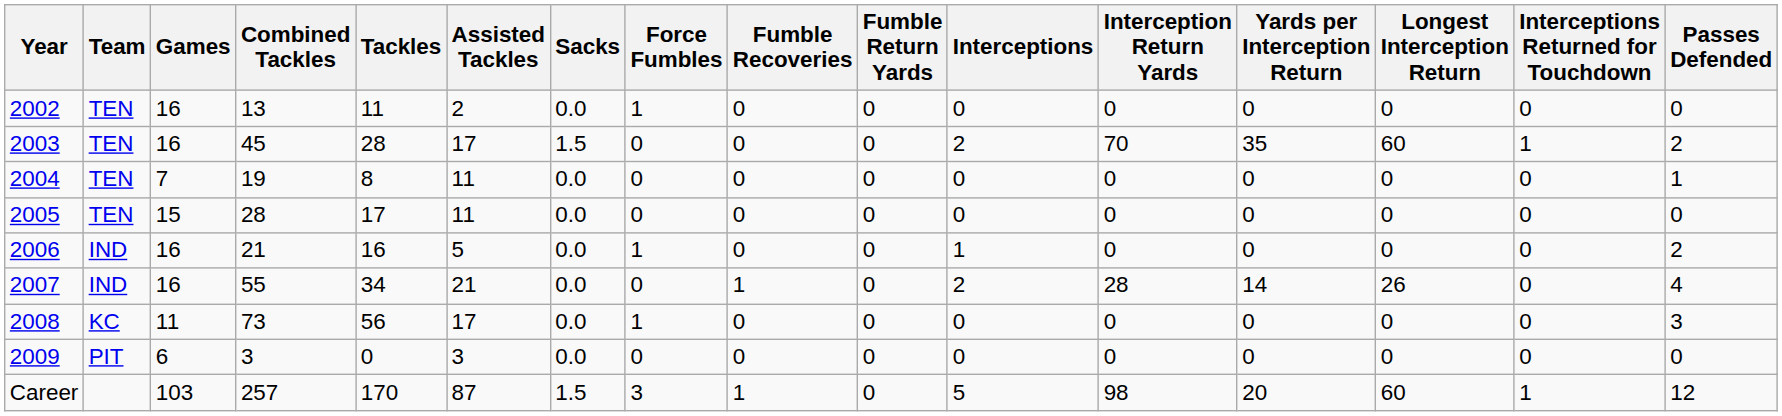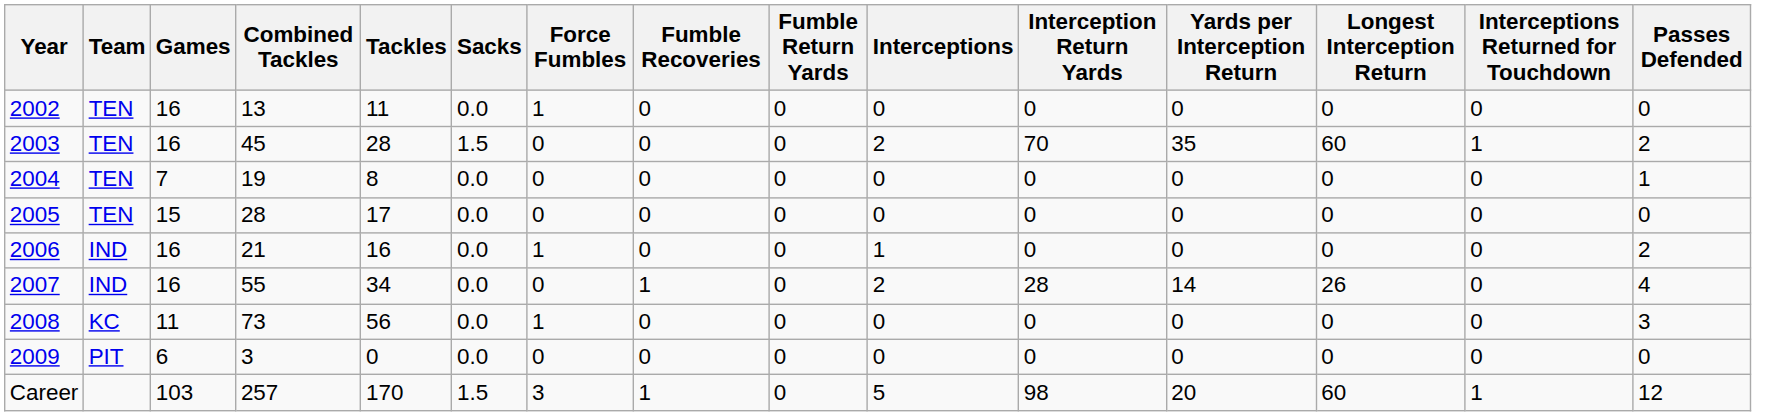- column: (498, 47)
